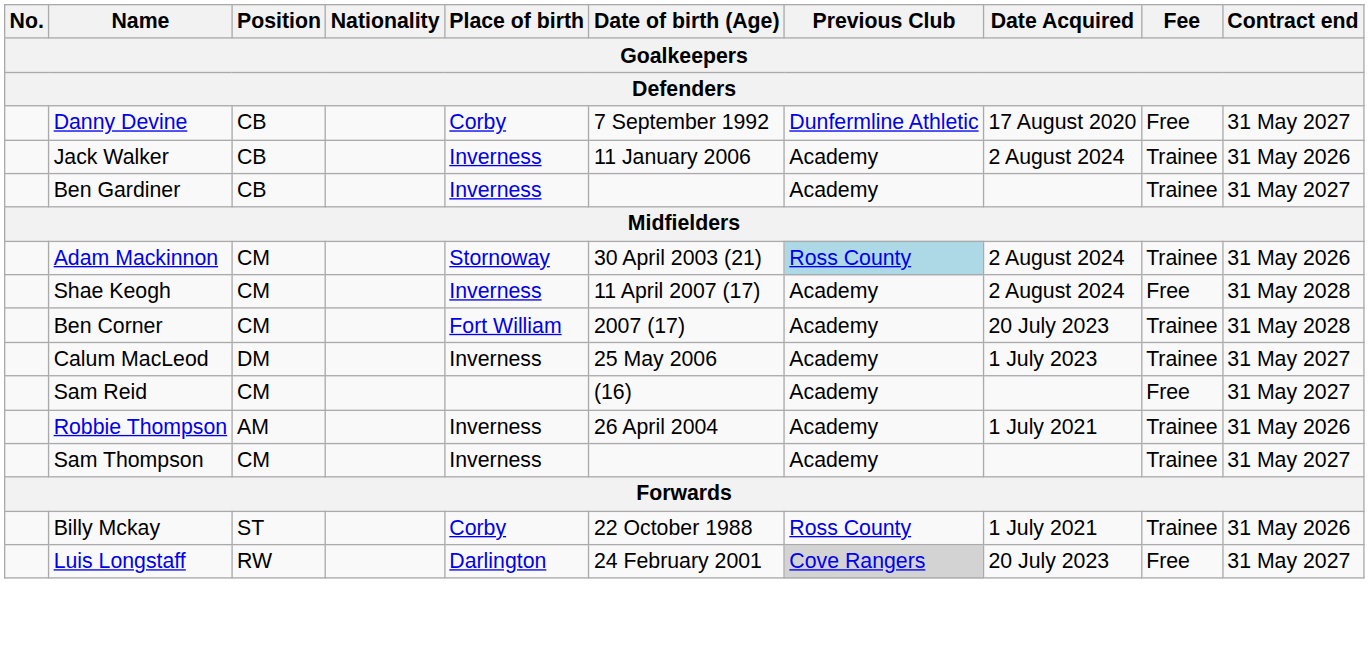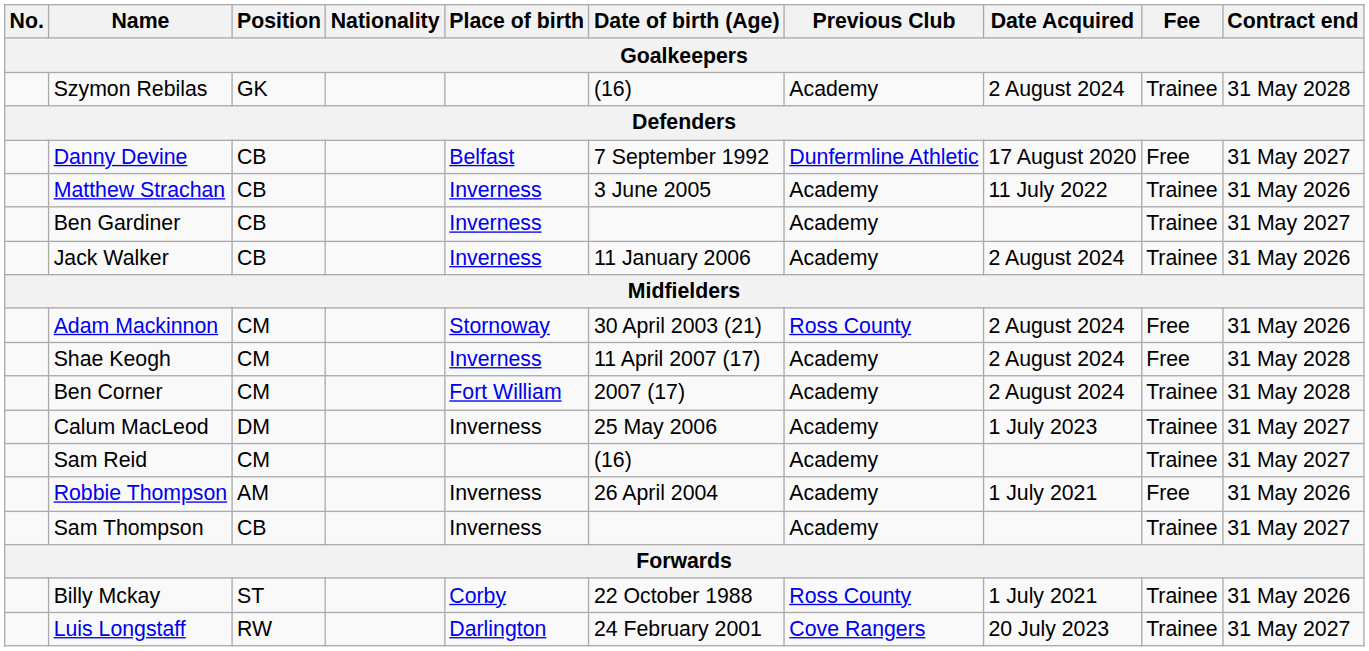+ row: (131, 88)
(478, 122) Corby -> (482, 156) Belfast
+ row: (139, 190)
rows swapped: (111, 156) <-> (117, 190)
(850, 257) lightblue background -> (850, 325) no background
(1182, 257) Trainee -> (1168, 325) Free
(1049, 325) 20 July 2023 -> (1056, 392) 2 August 2024
(1168, 392) Free -> (1182, 460) Trainee
(1182, 426) Trainee -> (1168, 493) Free
(254, 460) CM -> (252, 527) CB
(857, 561) lightgrey background -> (857, 628) no background
(1168, 561) Free -> (1182, 628) Trainee
